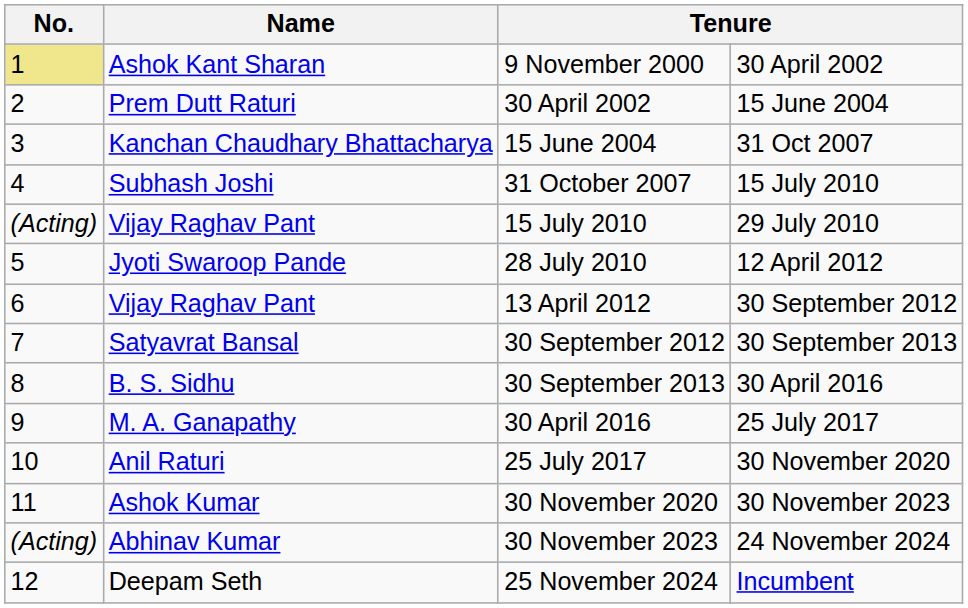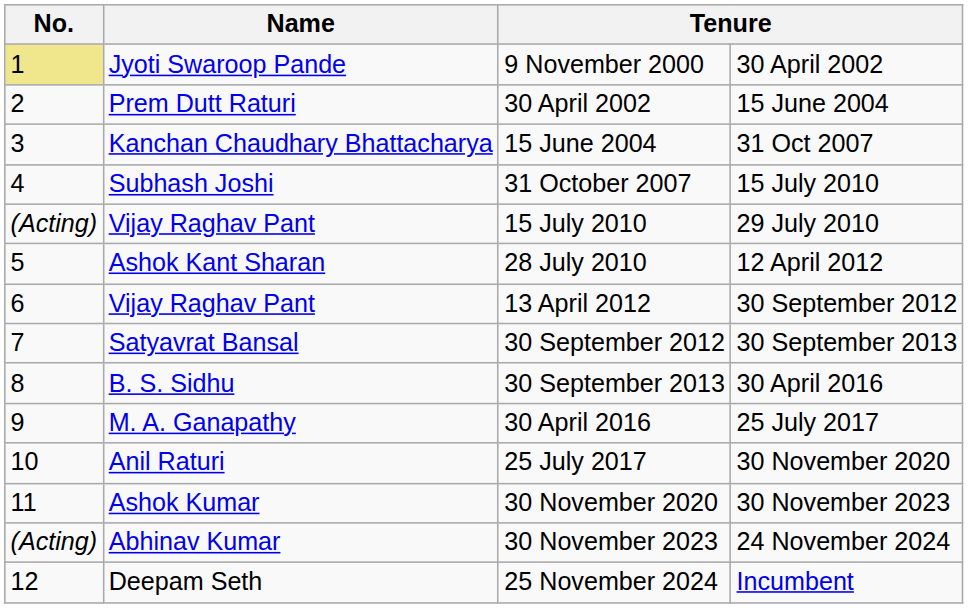(217, 64) Ashok Kant Sharan -> (227, 64) Jyoti Swaroop Pande
(227, 263) Jyoti Swaroop Pande -> (217, 263) Ashok Kant Sharan
